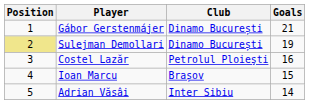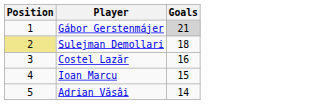- column: (219, 12)
(288, 28) no background -> (183, 28) lightgrey background
(288, 44) 19 -> (183, 44) 18
